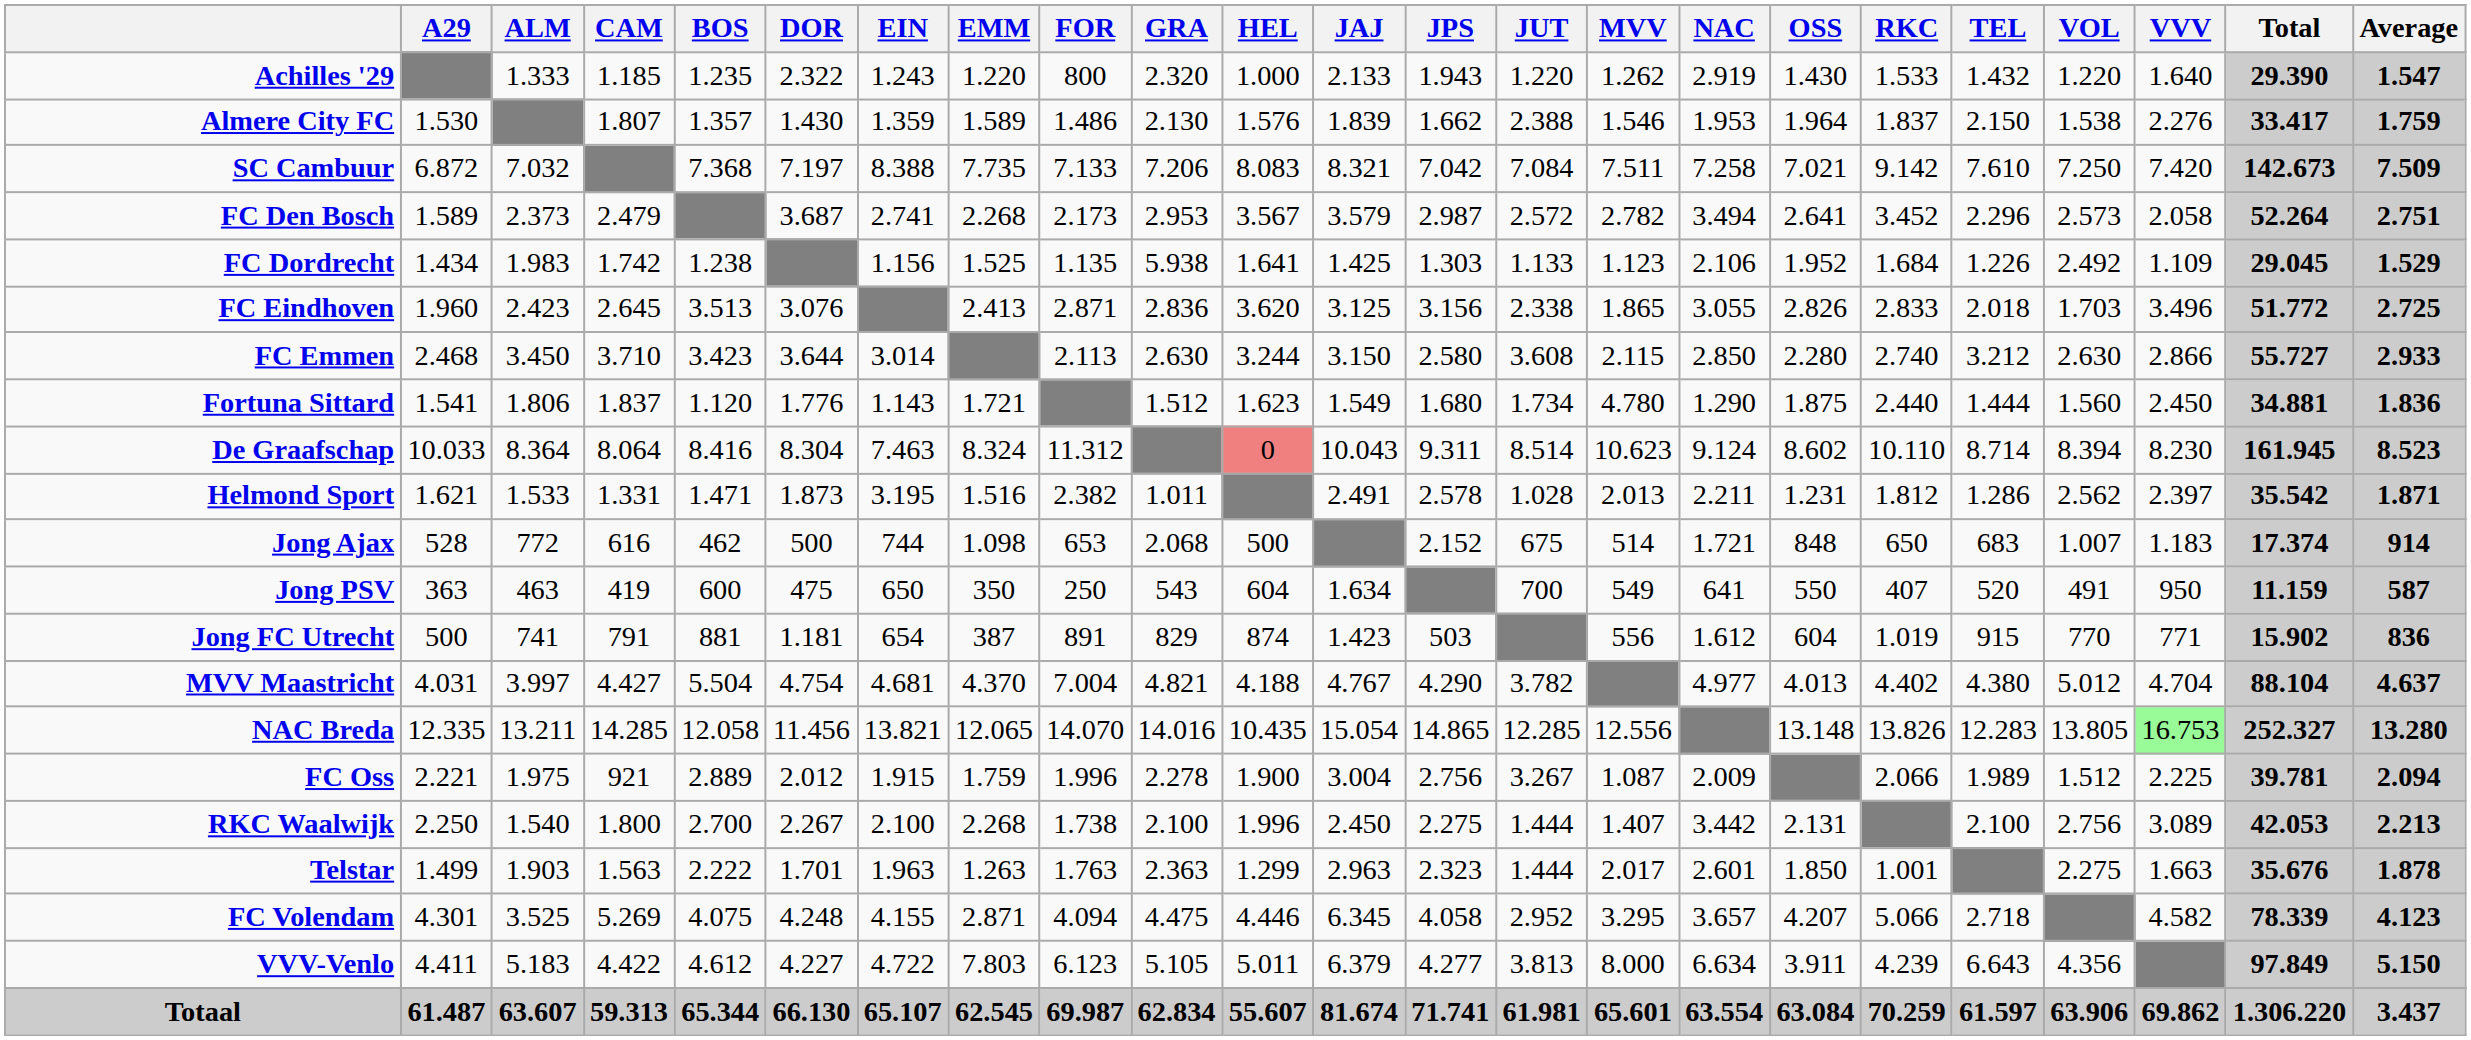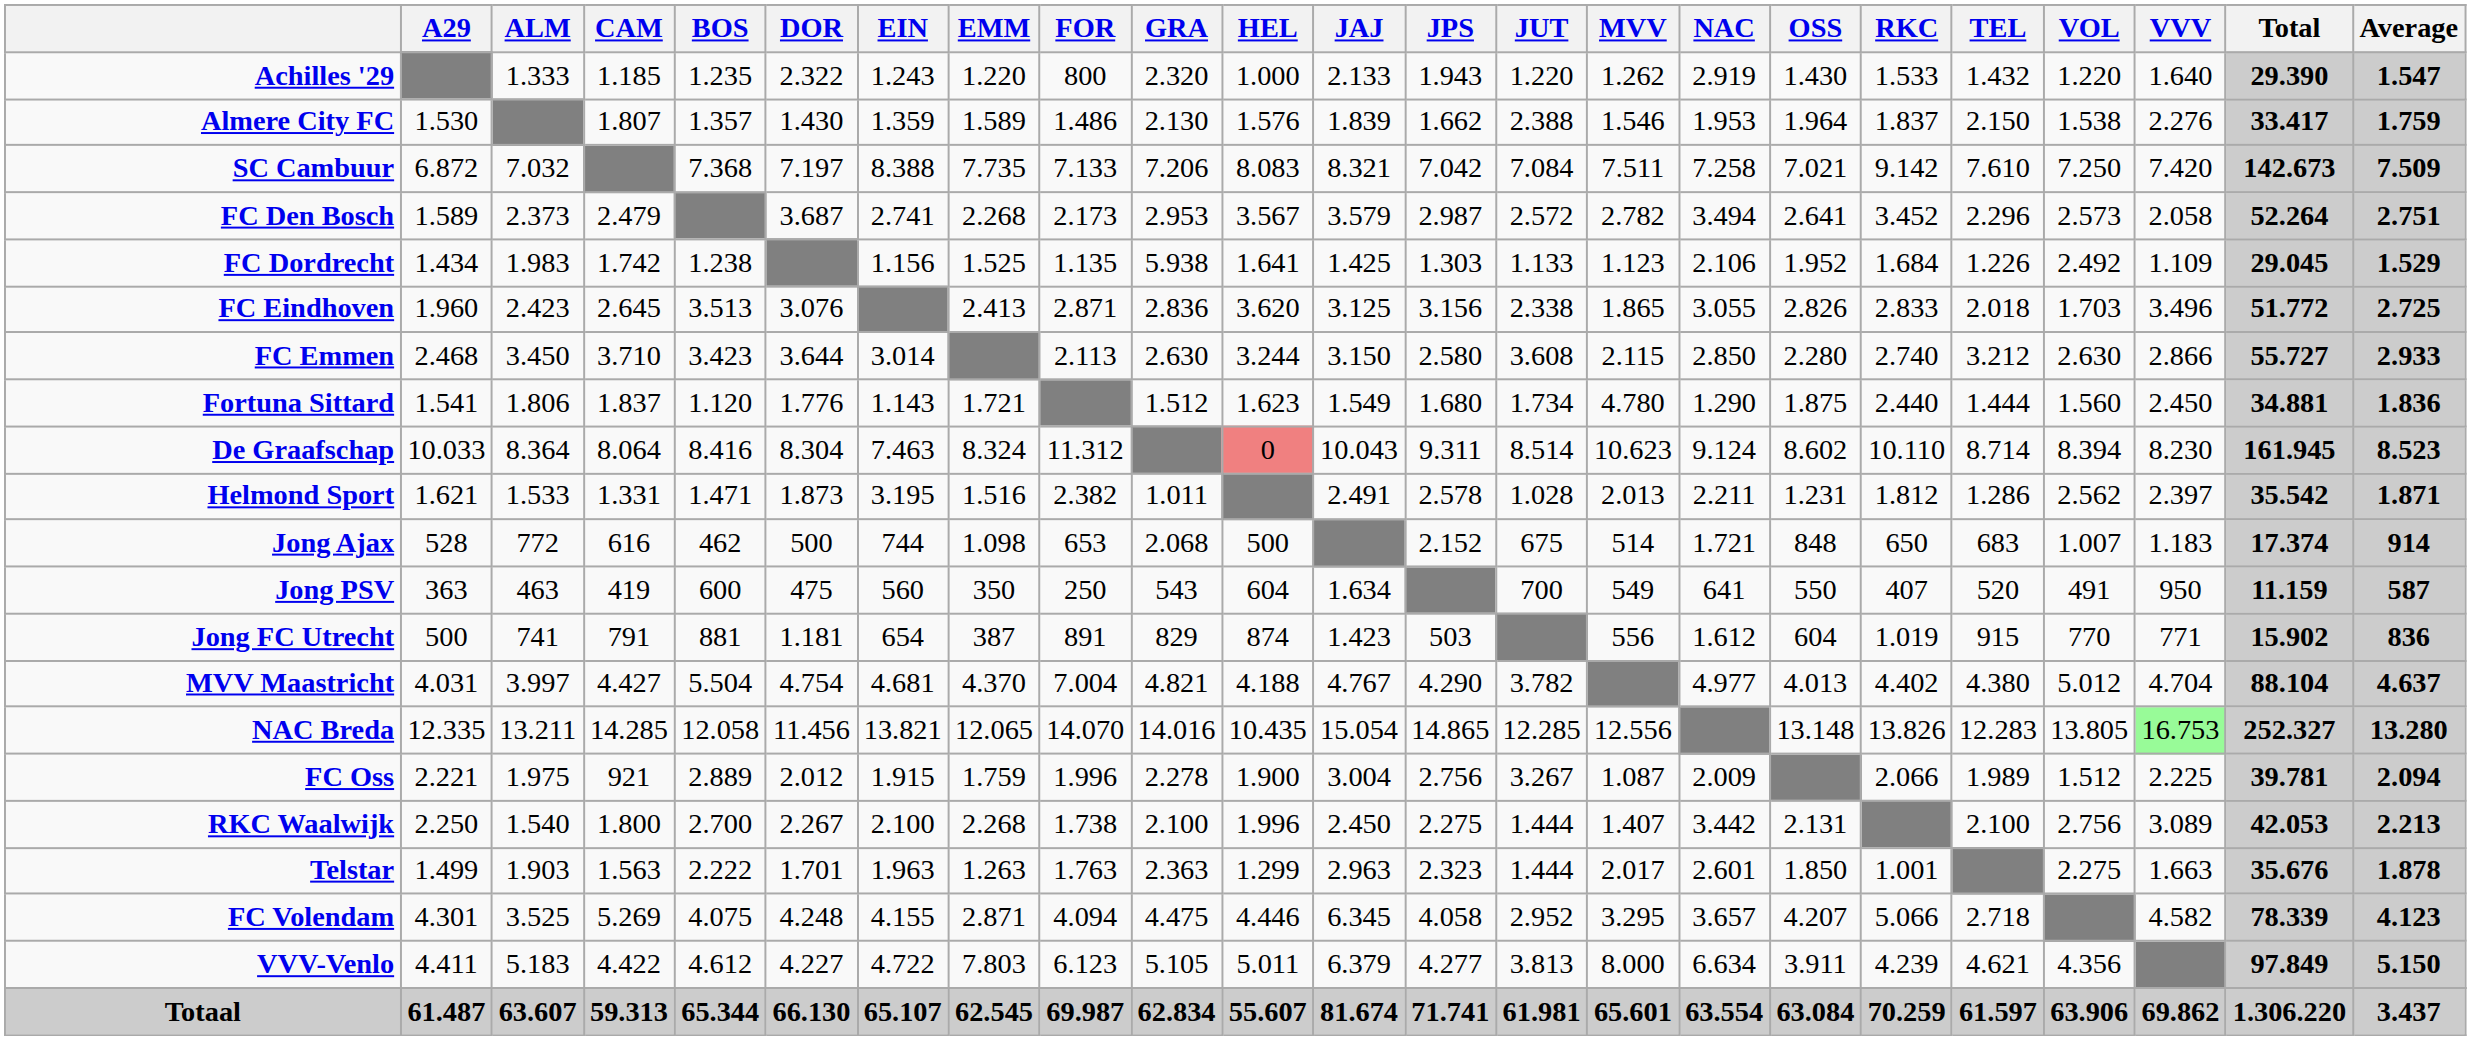(903, 589) 650 -> (903, 589) 560
(1998, 964) 6.643 -> (1998, 964) 4.621
